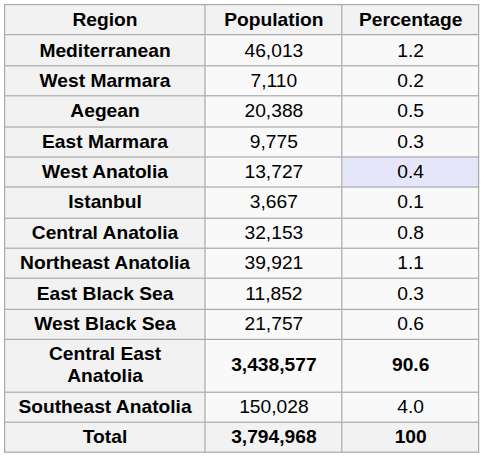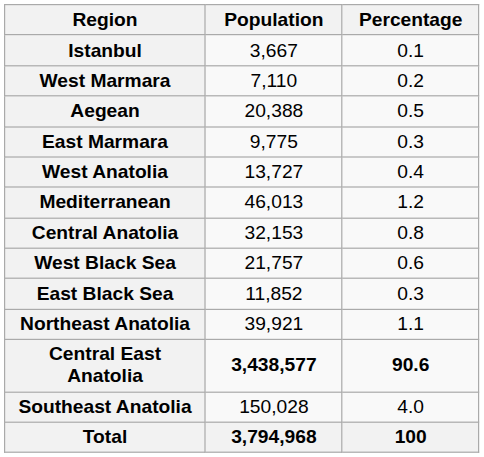rows swapped: (105, 202) <-> (105, 50)
(411, 171) lavender background -> (411, 171) no background
rows swapped: (105, 324) <-> (105, 263)
